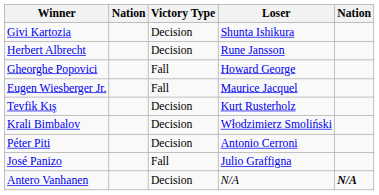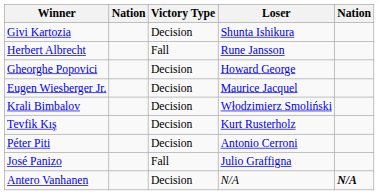(172, 50) Decision -> (160, 50) Fall
(160, 69) Fall -> (172, 69) Decision
(160, 87) Fall -> (172, 87) Decision
rows swapped: (44, 124) <-> (32, 106)
